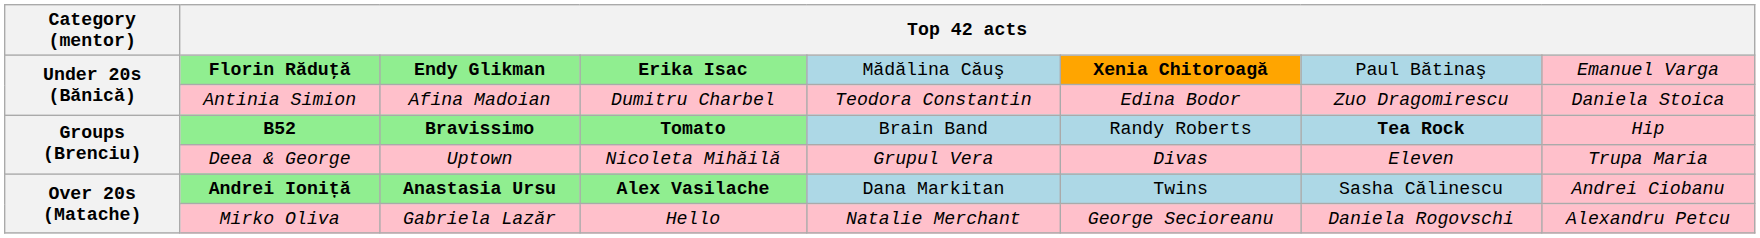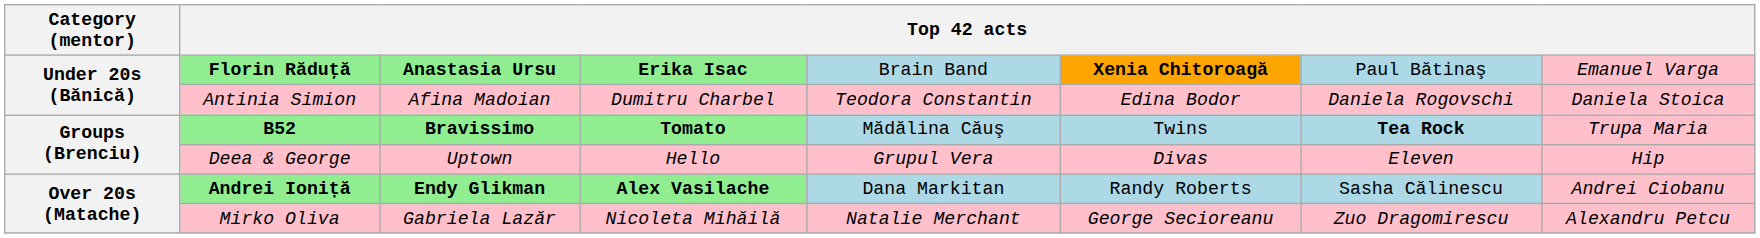(480, 70) Endy Glikman -> (480, 70) Anastasia Ursu
(933, 70) Mădălina Căuş -> (933, 70) Brain Band
(1421, 100) Zuo Dragomirescu -> (1421, 100) Daniela Rogovschi
(933, 130) Brain Band -> (933, 130) Mădălina Căuş
(1181, 130) Randy Roberts -> (1181, 130) Twins
(1648, 130) Hip -> (1648, 130) Trupa Maria
(693, 159) Nicoleta Mihăilă -> (693, 159) Hello
(1648, 159) Trupa Maria -> (1648, 159) Hip
(480, 189) Anastasia Ursu -> (480, 189) Endy Glikman
(1181, 189) Twins -> (1181, 189) Randy Roberts
(693, 219) Hello -> (693, 219) Nicoleta Mihăilă
(1421, 219) Daniela Rogovschi -> (1421, 219) Zuo Dragomirescu
